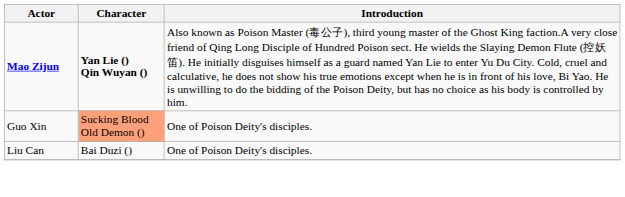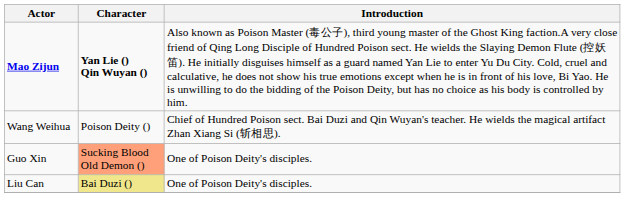+ row: (39, 127)
(106, 150) no background -> (106, 183) khaki background
